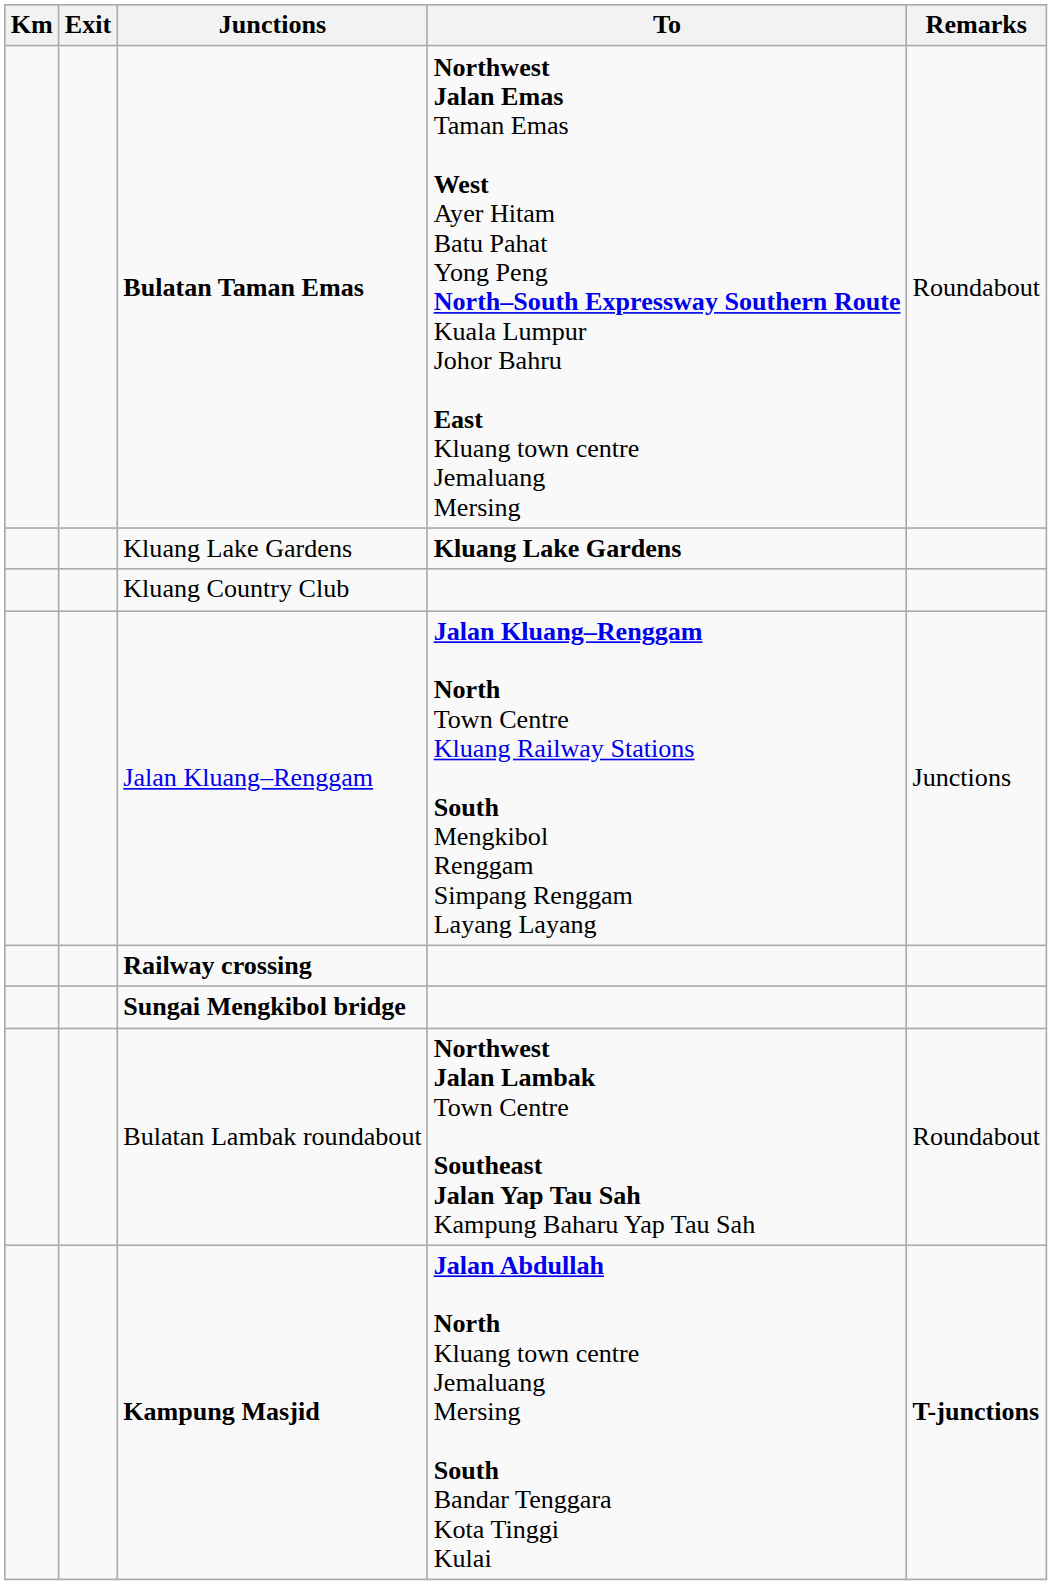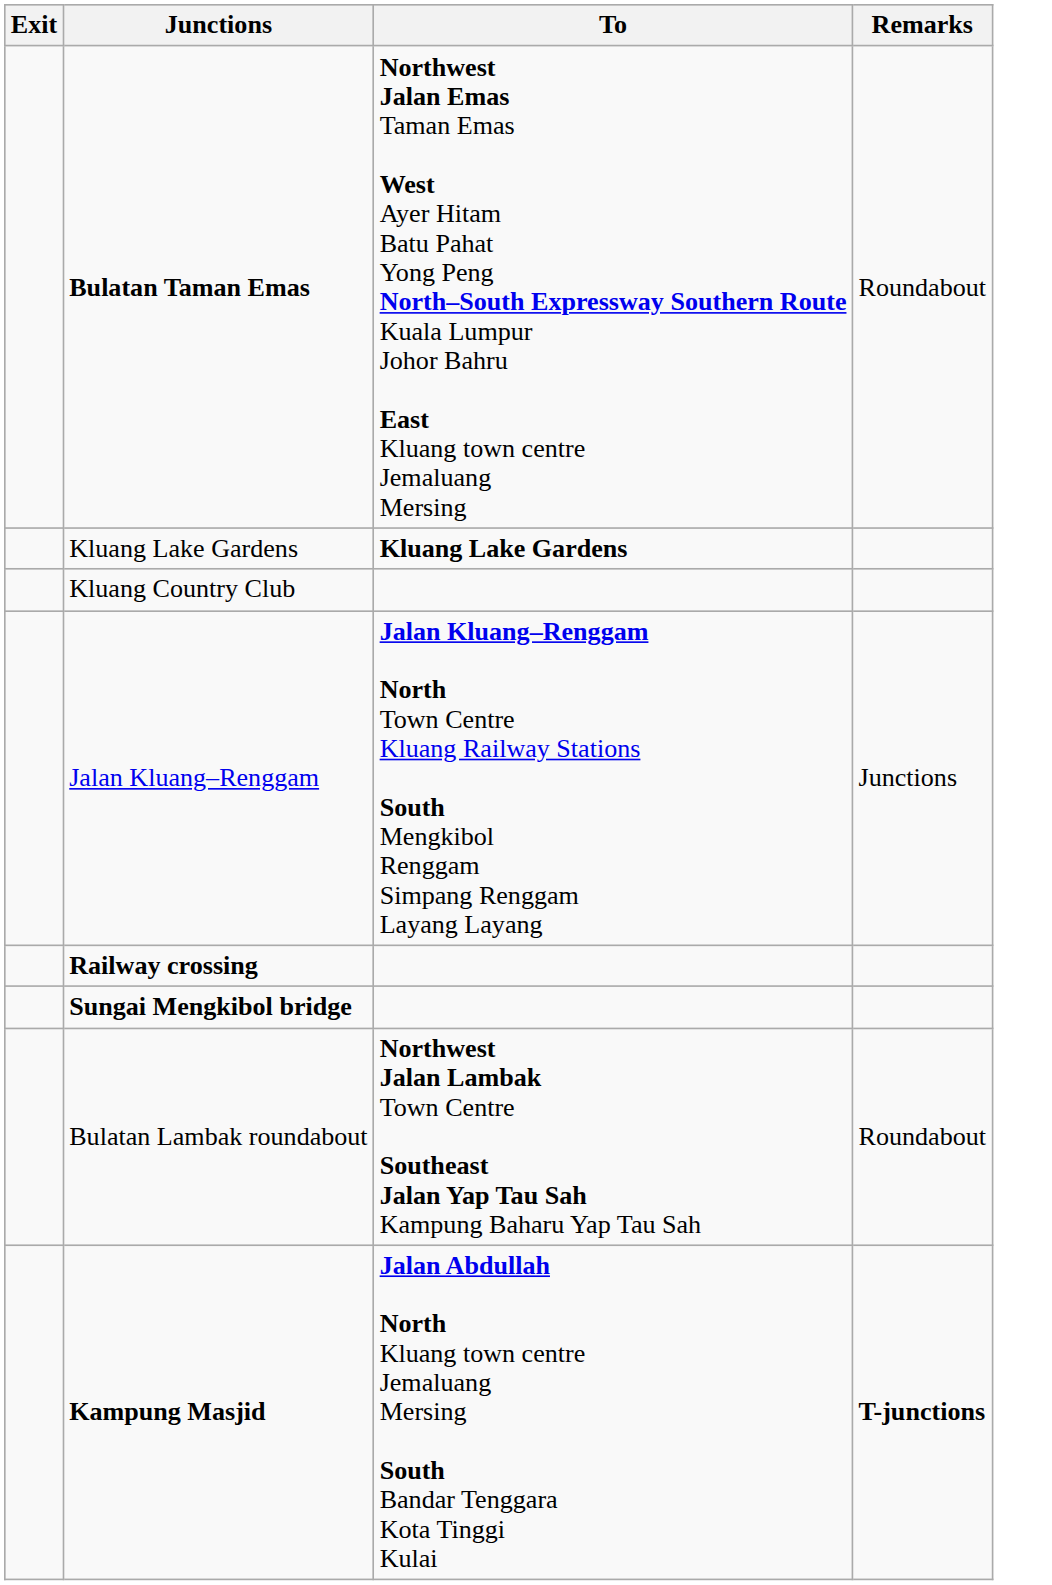- column: (32, 25)
